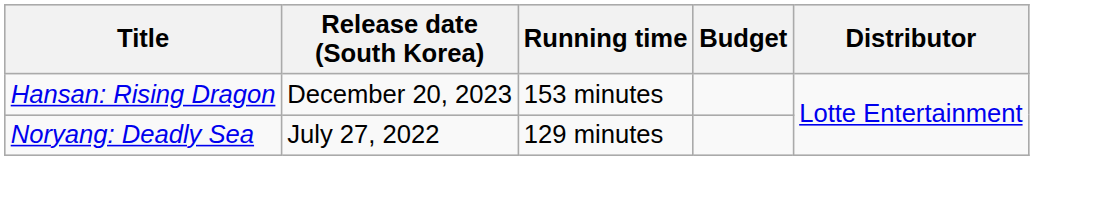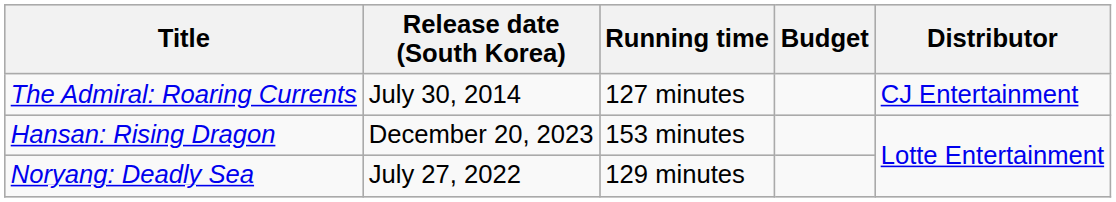+ row: (184, 94)
